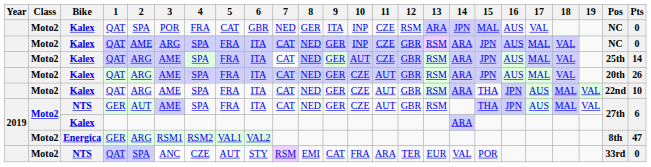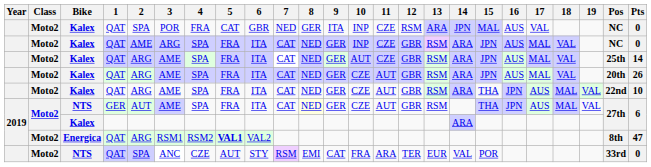(116, 138) GER -> (116, 138) QAT
(230, 138) normal -> (230, 138) bold
